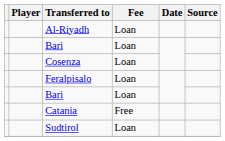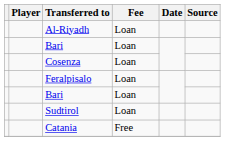rows swapped: (61, 111) <-> (62, 128)
